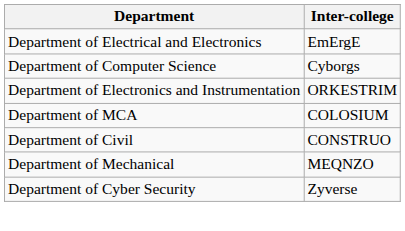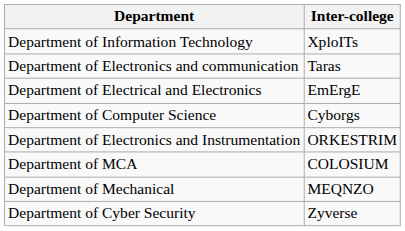+ row: (130, 41)
+ row: (153, 66)
- row: (71, 139)
